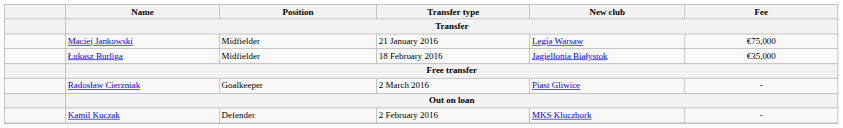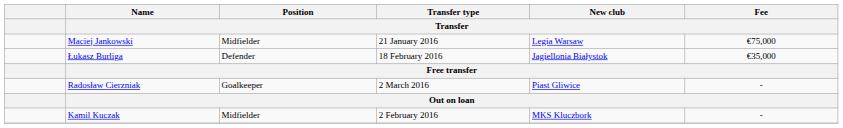(241, 55) Midfielder -> (238, 55) Defender
(238, 115) Defender -> (241, 115) Midfielder
